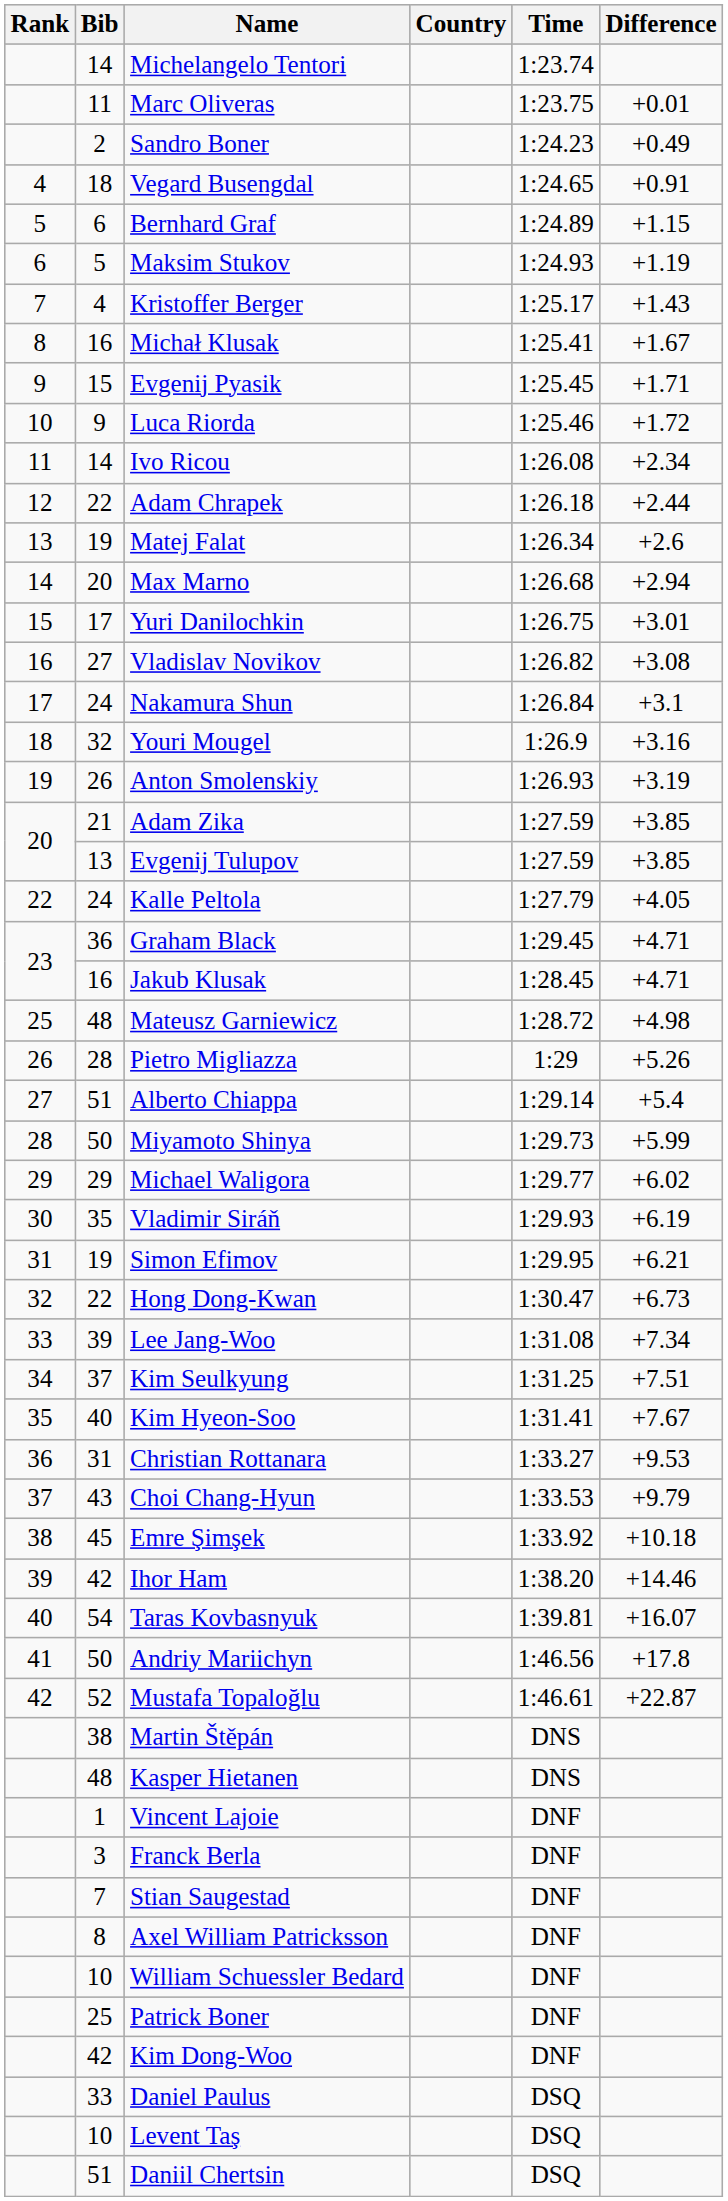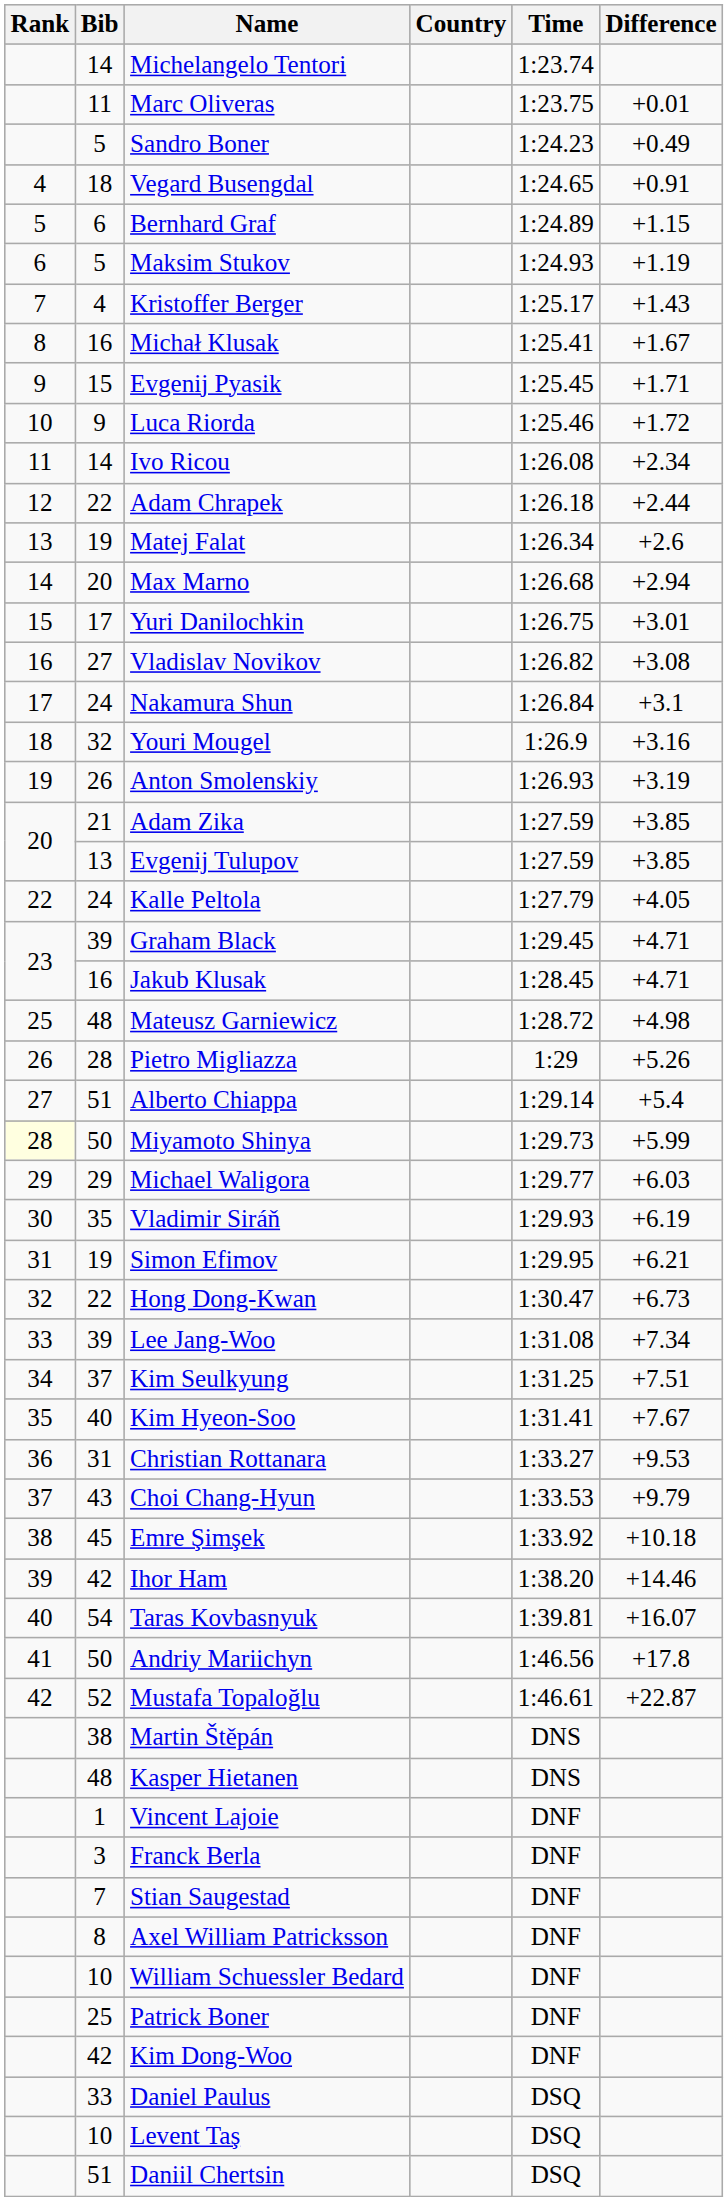(100, 143) 2 -> (100, 143) 5
(100, 940) 36 -> (100, 940) 39
(40, 1139) no background -> (40, 1139) lightyellow background
(661, 1179) +6.02 -> (661, 1179) +6.03
